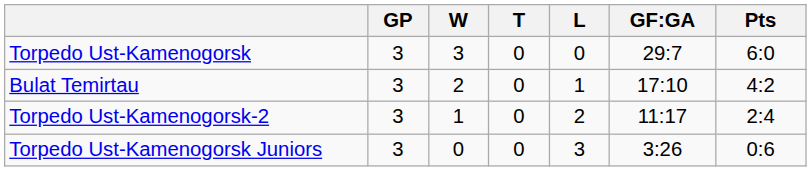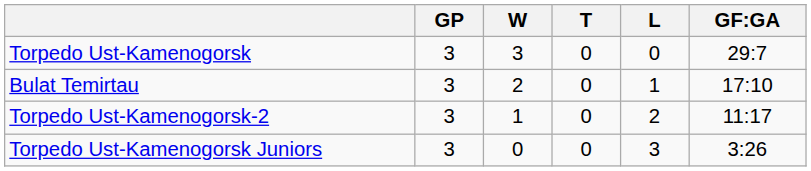- column: (761, 20)
